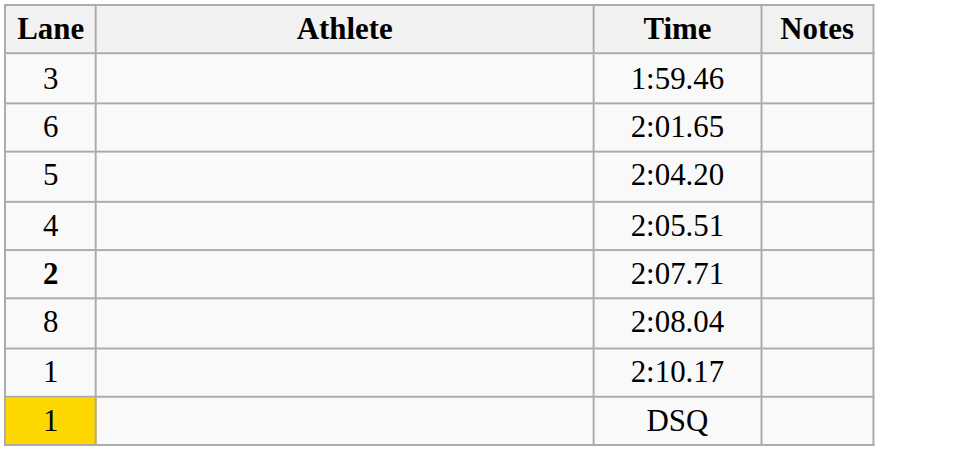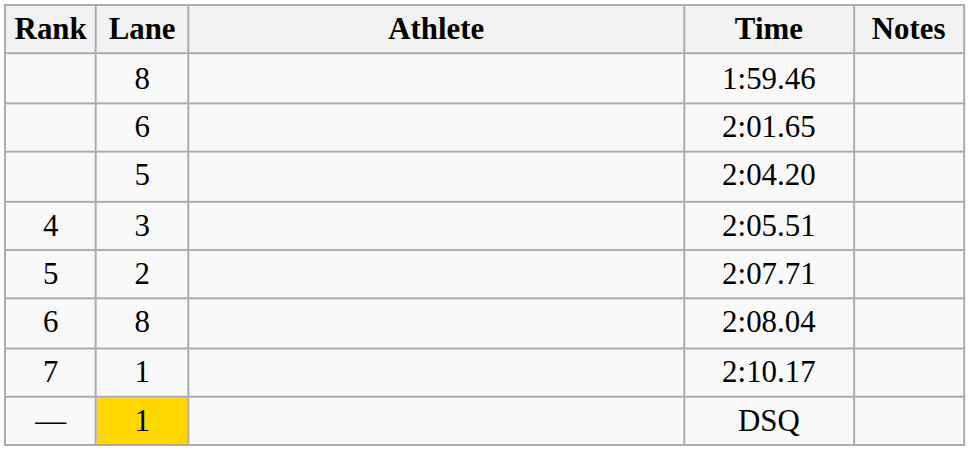+ column: (51, 28)
(51, 77) 3 -> (142, 77) 8
(51, 224) 4 -> (142, 224) 3
(51, 273) bold -> (142, 273) normal
